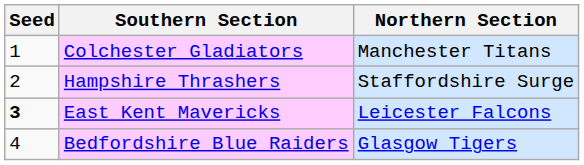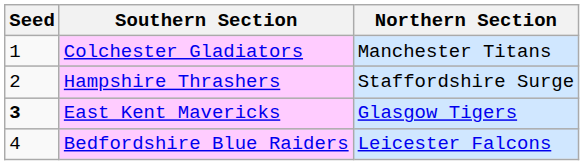(454, 113) Leicester Falcons -> (437, 113) Glasgow Tigers
(437, 144) Glasgow Tigers -> (454, 144) Leicester Falcons
